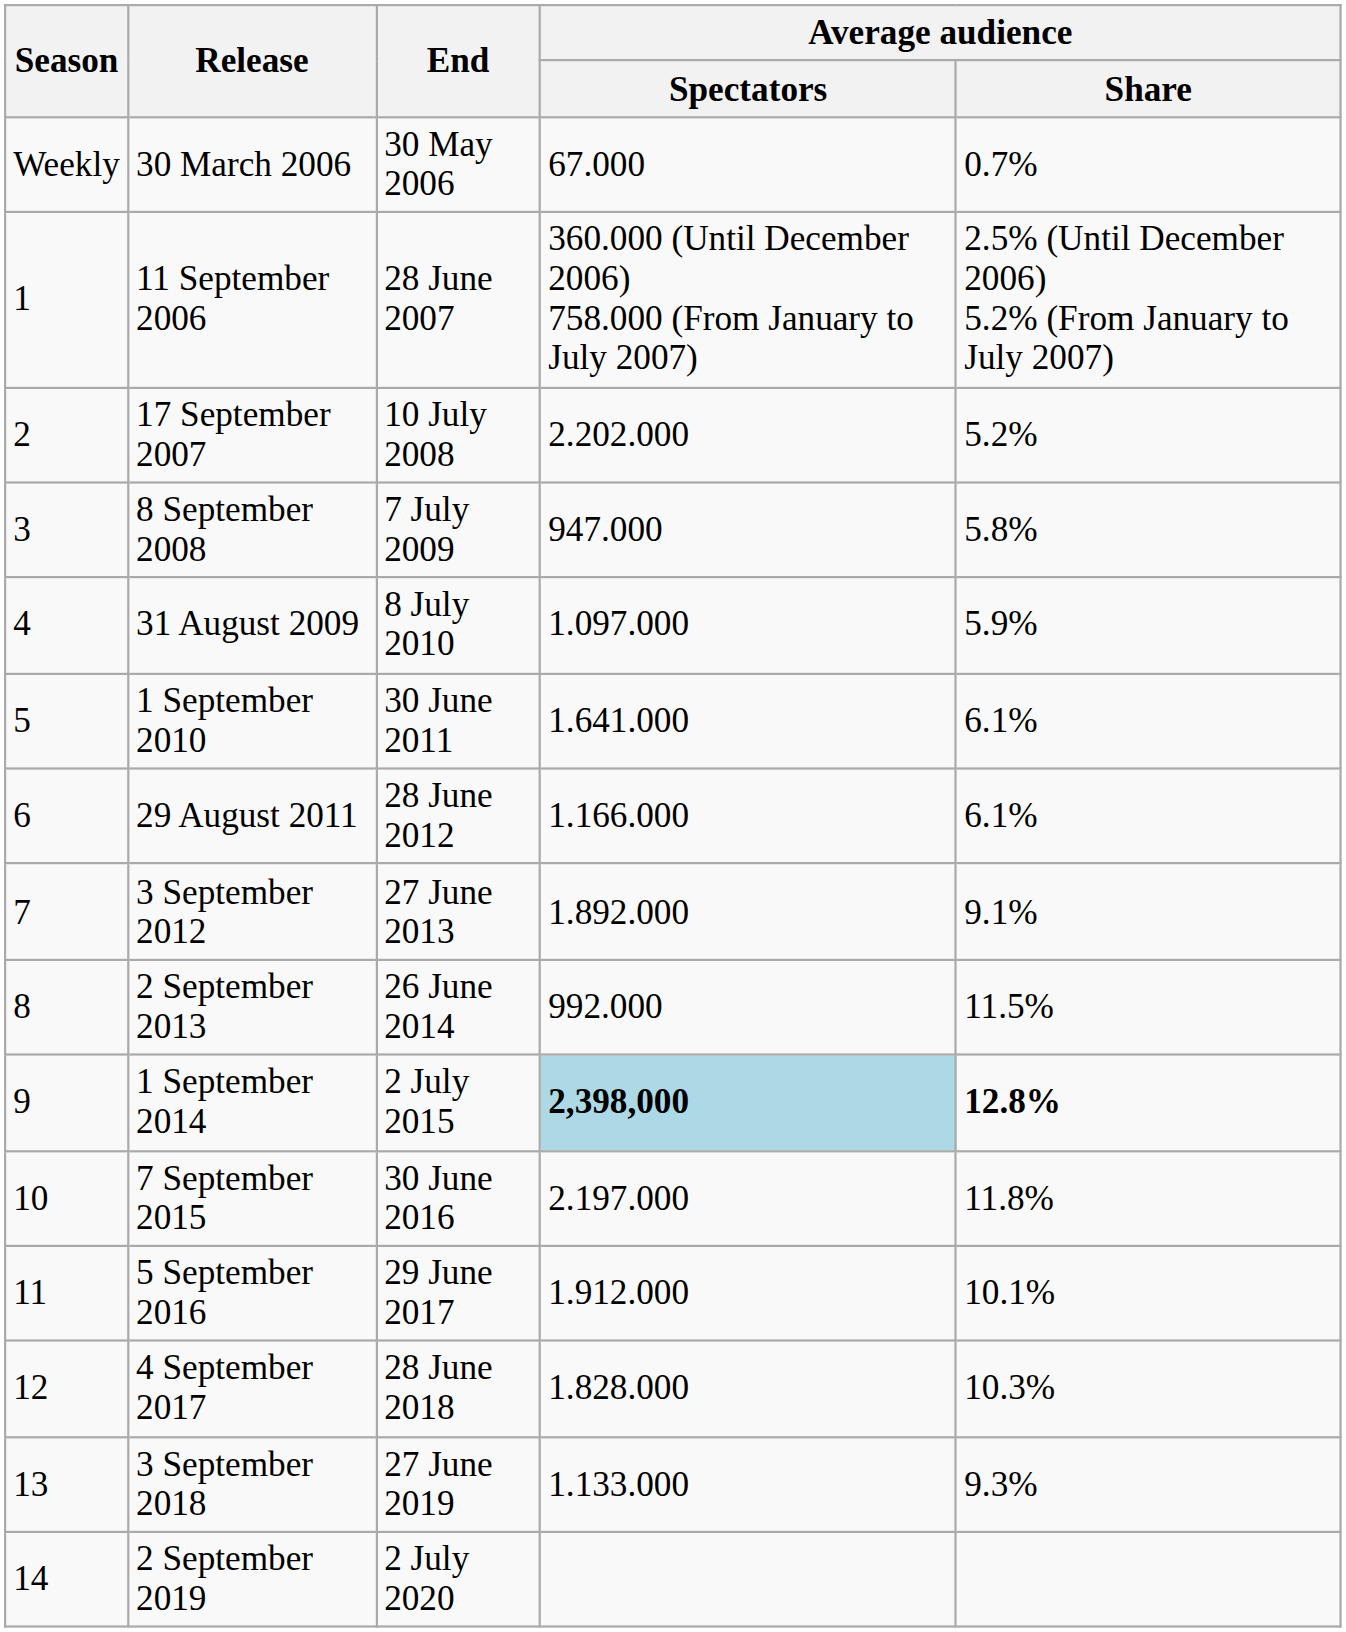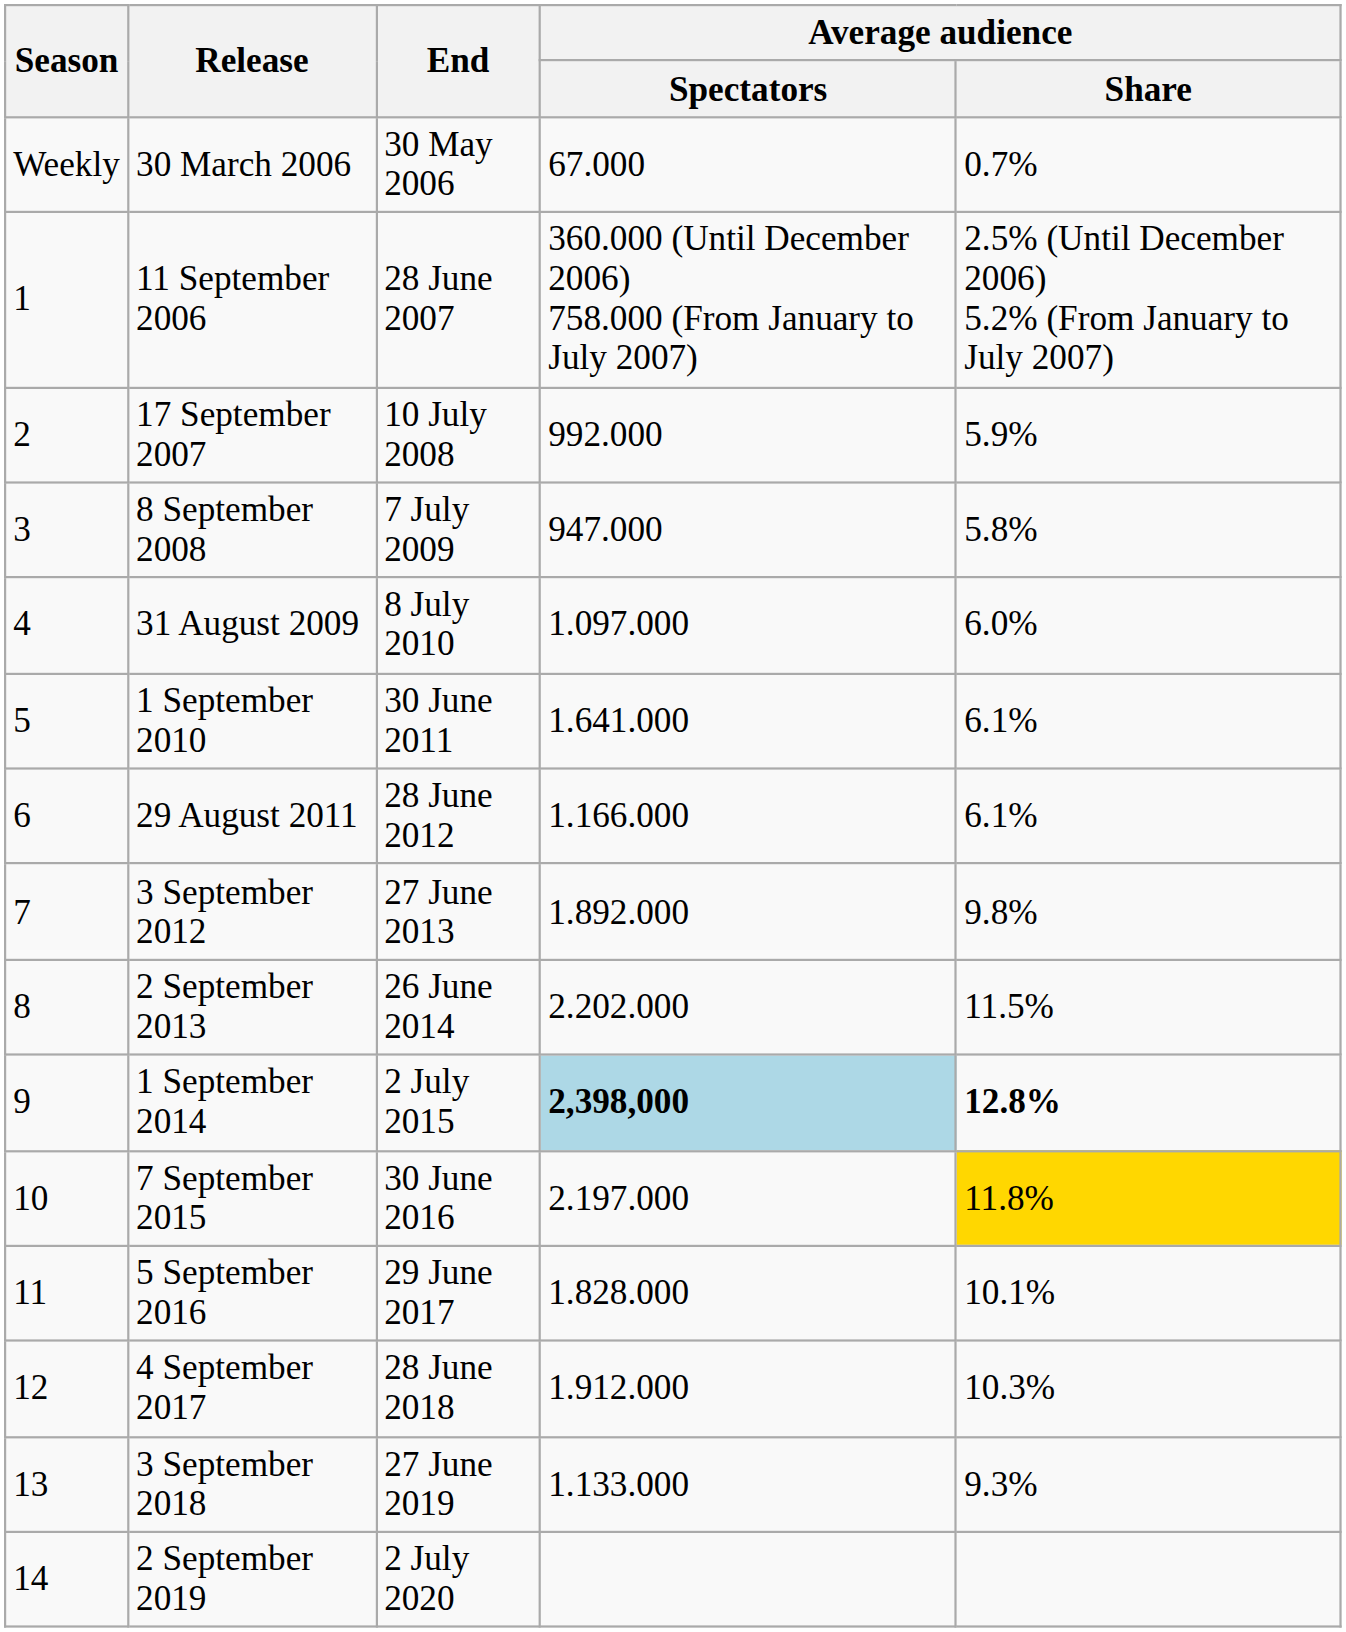(619, 433) 2.202.000 -> (605, 433) 992.000
(1001, 433) 5.2% -> (1001, 433) 5.9%
(1001, 624) 5.9% -> (1001, 624) 6.0%
(1001, 911) 9.1% -> (1001, 911) 9.8%
(605, 1006) 992.000 -> (619, 1006) 2.202.000
(1009, 1197) no background -> (1009, 1197) gold background
(619, 1292) 1.912.000 -> (619, 1292) 1.828.000
(619, 1388) 1.828.000 -> (619, 1388) 1.912.000
